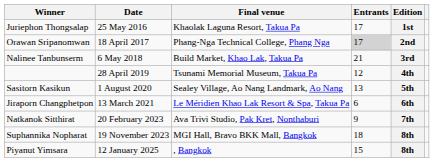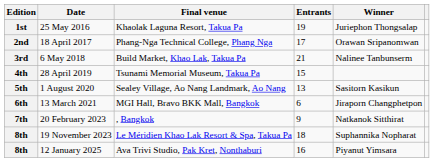columns swapped: (408, 12) <-> (50, 12)
(358, 27) 17 -> (301, 27) 19
(358, 42) lightgrey background -> (301, 42) no background
(358, 73) 12 -> (301, 73) 15
(261, 104) Le Méridien Khao Lak Resort & Spa, Takua Pa -> (188, 104) MGI Hall, Bravo BKK Mall, Bangkok
(246, 119) Ava Trivi Studio, Pak Kret, Nonthaburi -> (135, 119) , Bangkok
(245, 134) MGI Hall, Bravo BKK Mall, Bangkok -> (204, 134) Le Méridien Khao Lak Resort & Spa, Takua Pa
(192, 149) , Bangkok -> (189, 149) Ava Trivi Studio, Pak Kret, Nonthaburi
(358, 149) 15 -> (301, 149) 16
